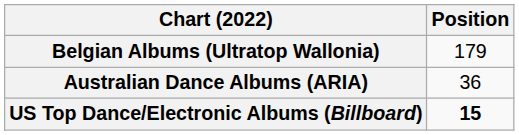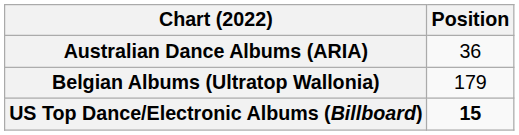rows swapped: (216, 82) <-> (216, 51)
